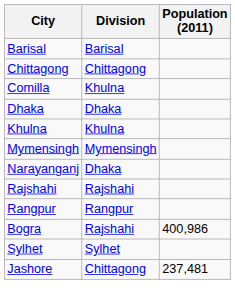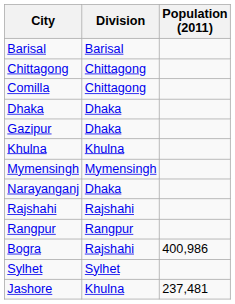(104, 88) Khulna -> (115, 88) Chittagong
+ row: (29, 128)
(115, 269) Chittagong -> (104, 289) Khulna
